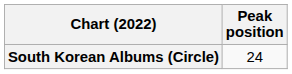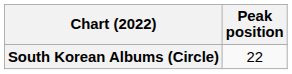(255, 56) 24 -> (255, 56) 22
